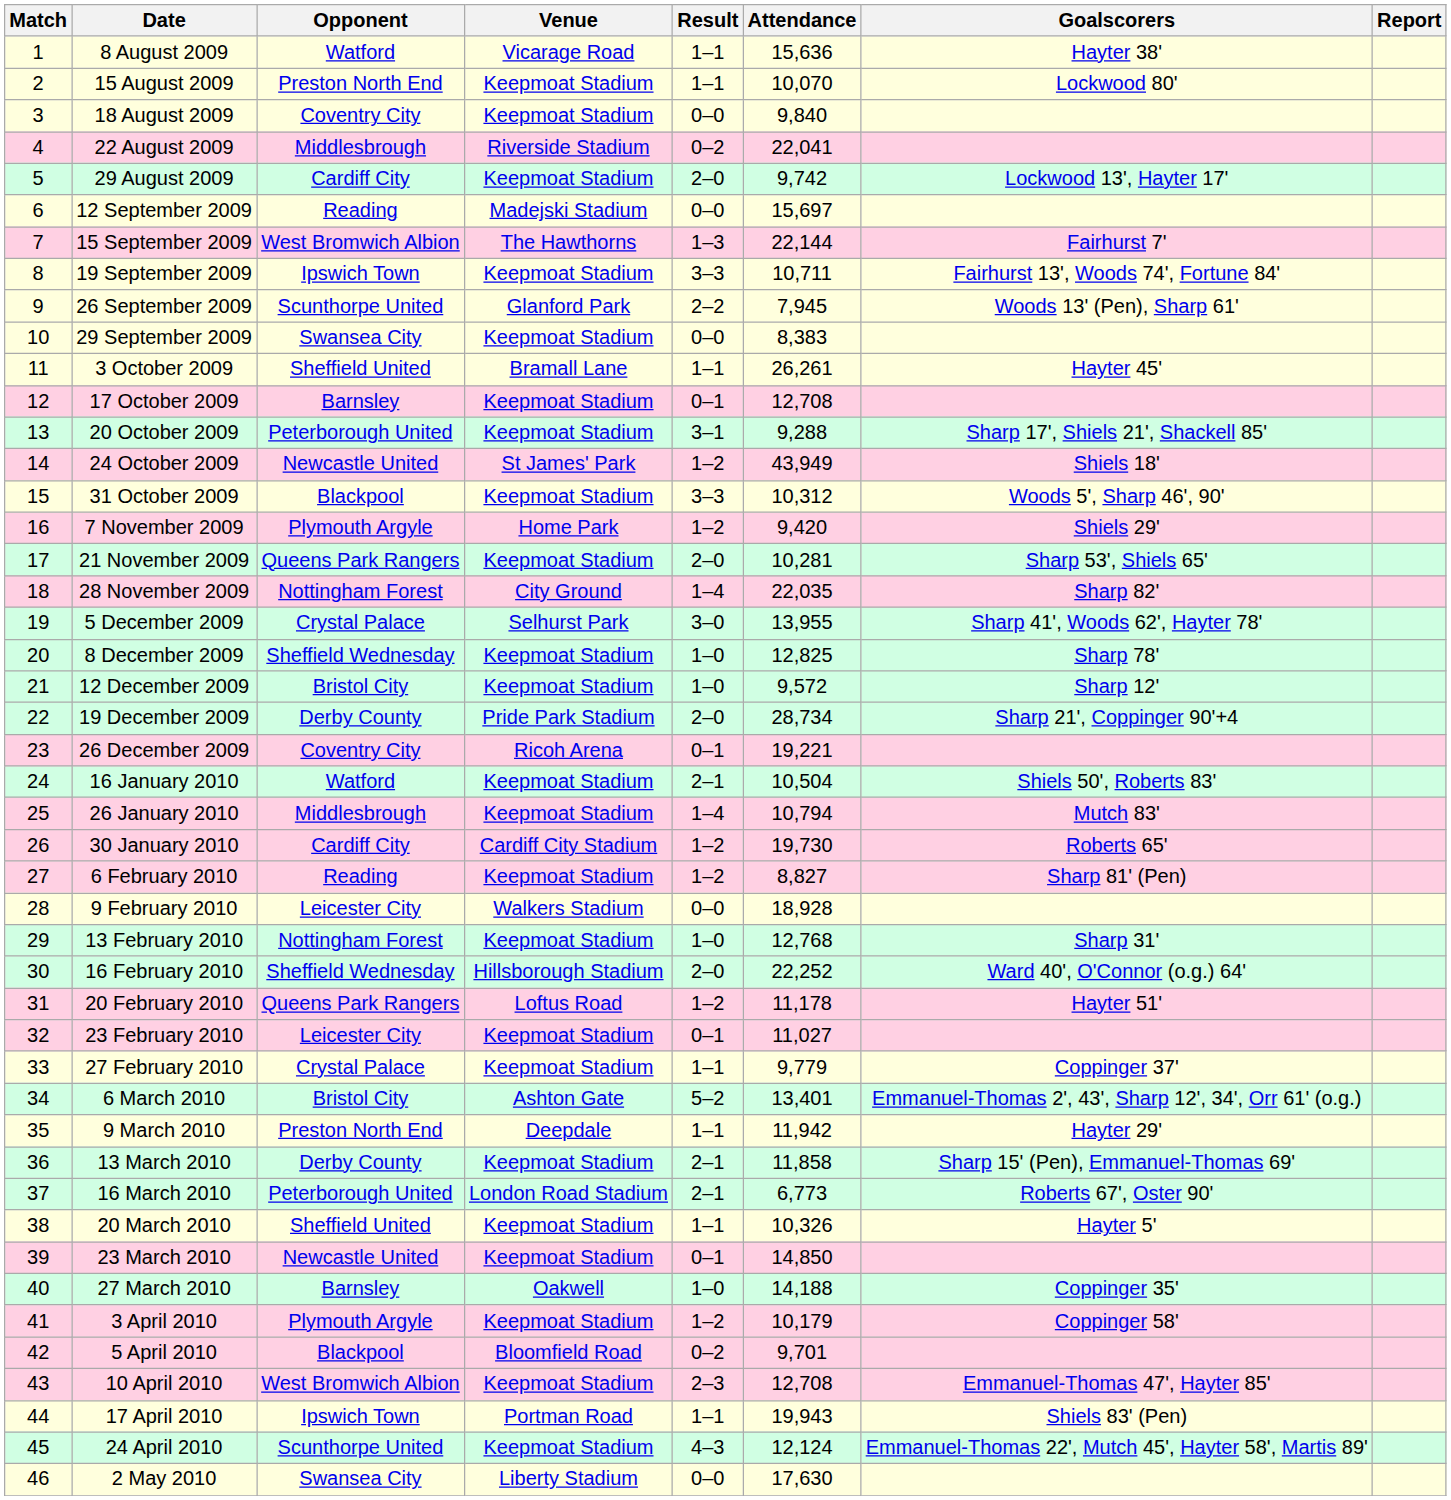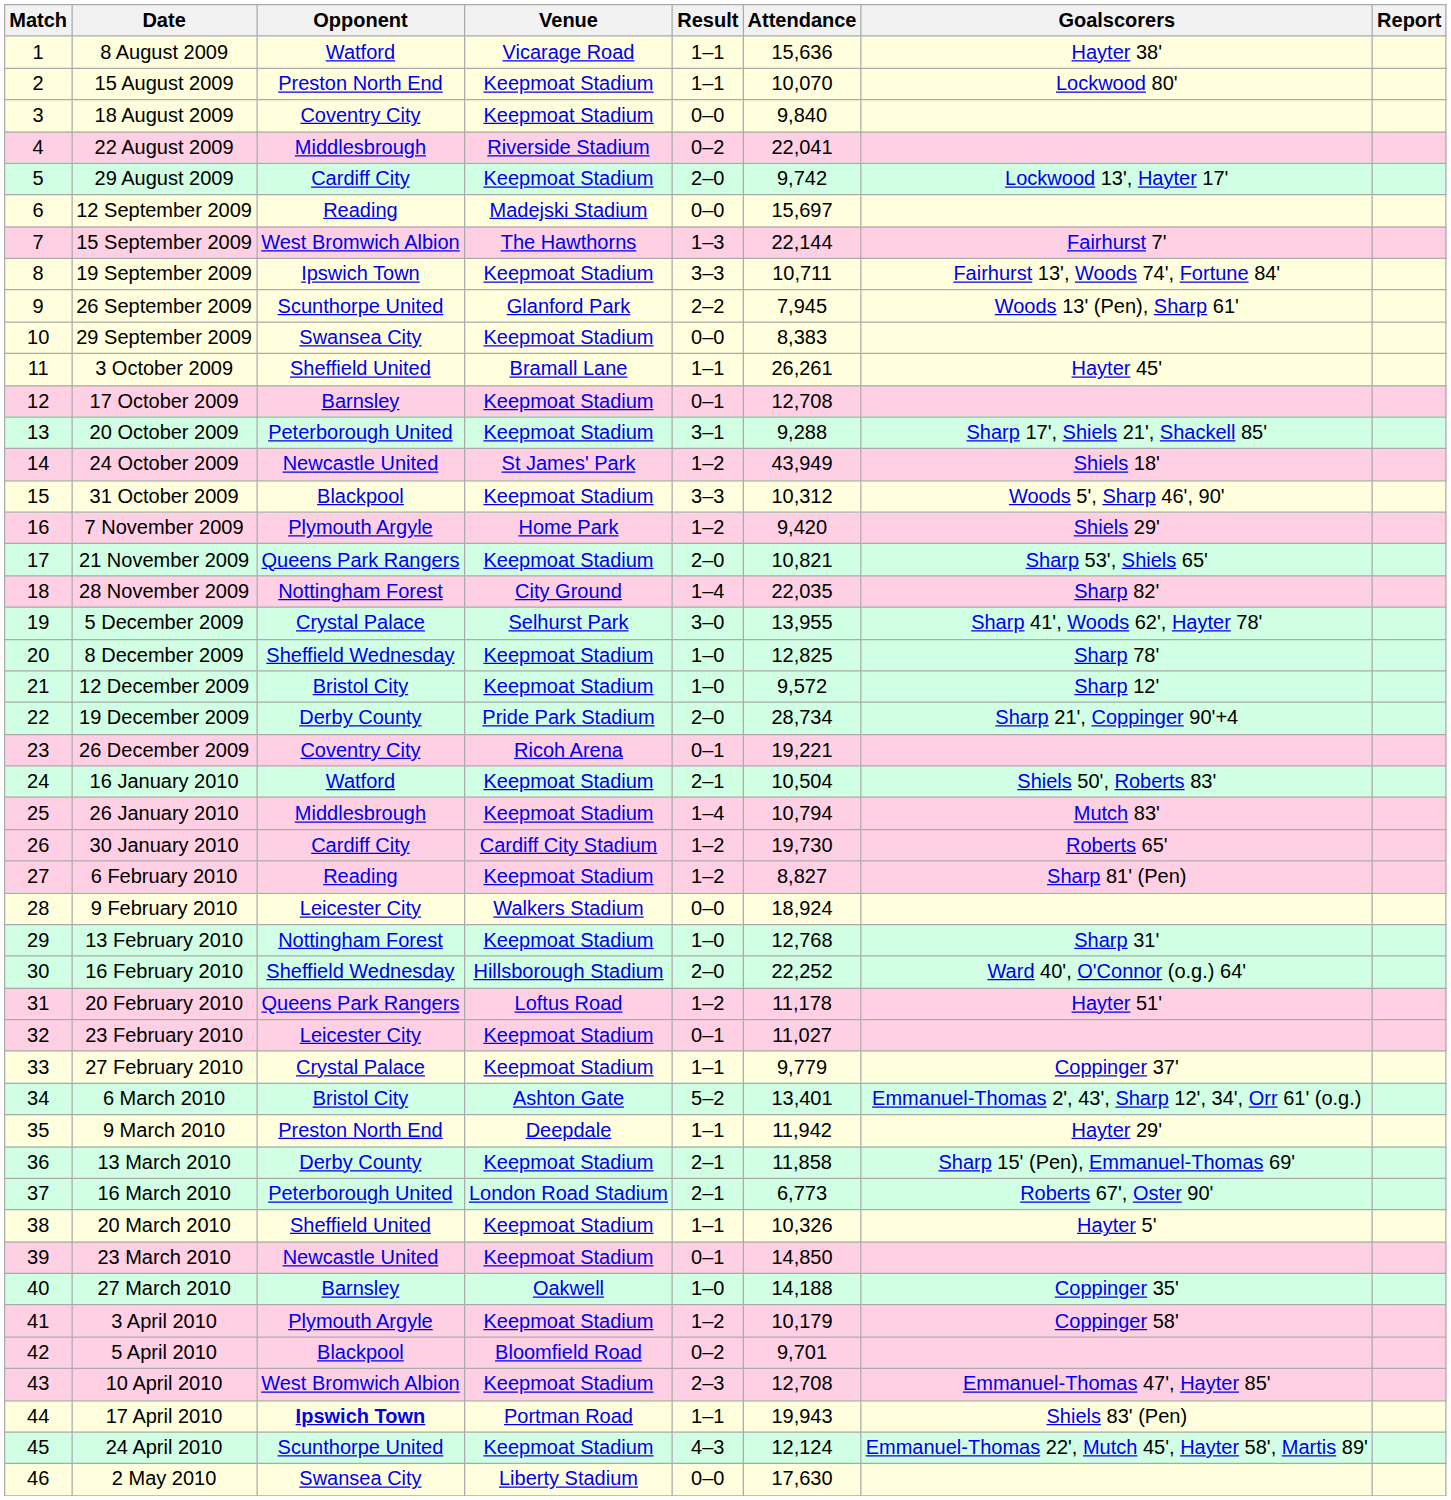(802, 559) 10,281 -> (802, 559) 10,821
(802, 908) 18,928 -> (802, 908) 18,924
(360, 1415) normal -> (360, 1415) bold
